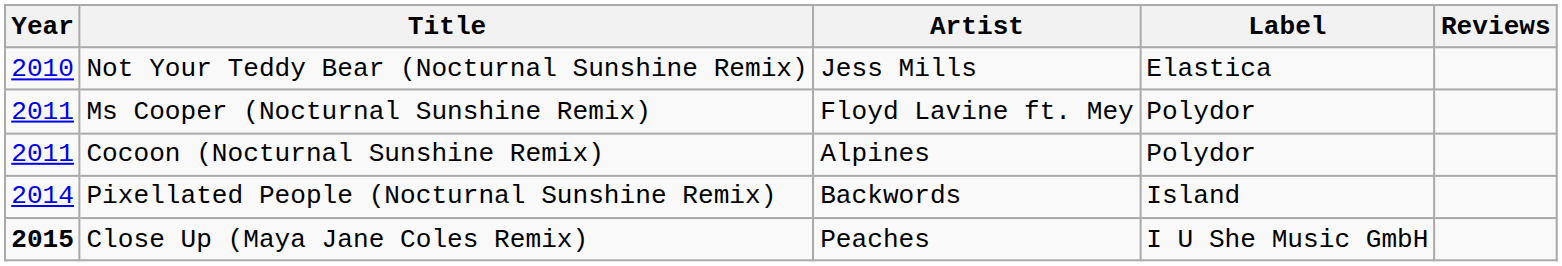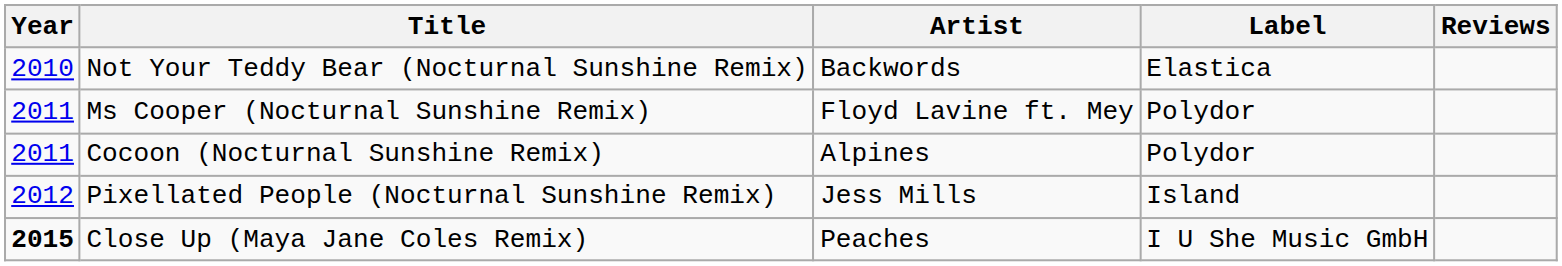(899, 69) Jess Mills -> (891, 69) Backwords
(43, 197) 2014 -> (43, 197) 2012
(891, 197) Backwords -> (899, 197) Jess Mills
